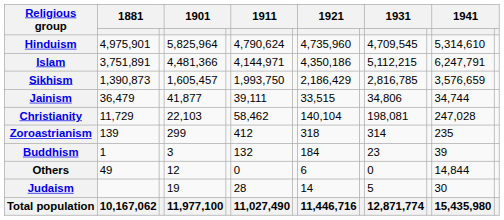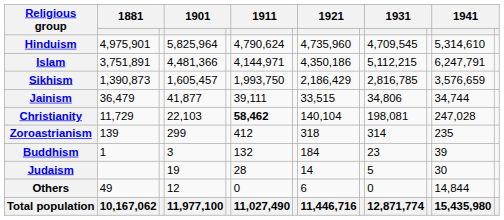(251, 116) normal -> (251, 116) bold
rows swapped: (51, 188) <-> (51, 170)
